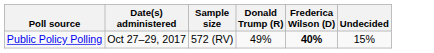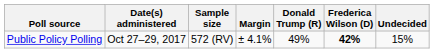+ column: (255, 24)
(312, 40) 40% -> (350, 40) 42%
